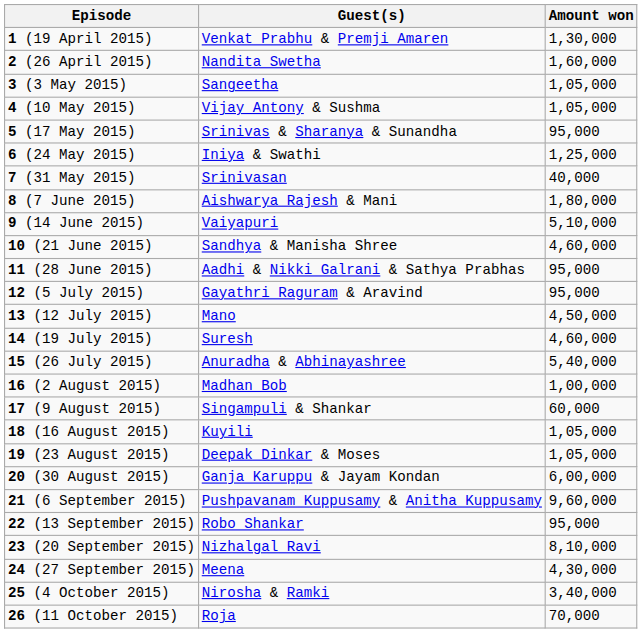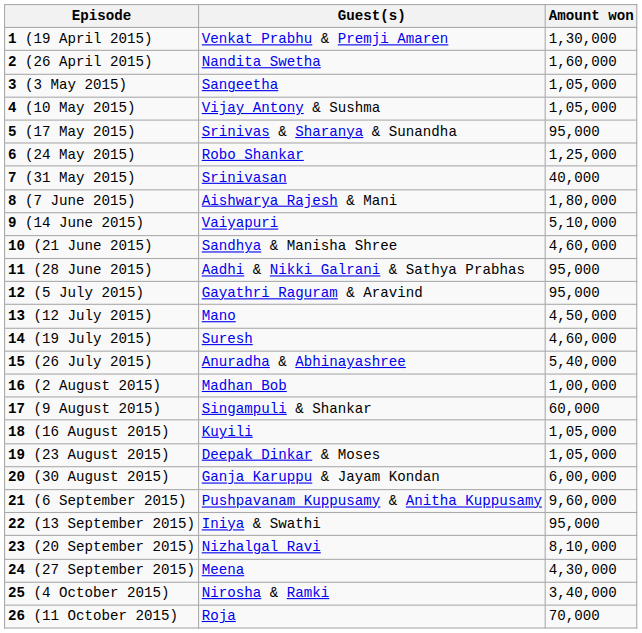(261, 155) Iniya & Swathi -> (253, 155) Robo Shankar
(253, 524) Robo Shankar -> (261, 524) Iniya & Swathi
